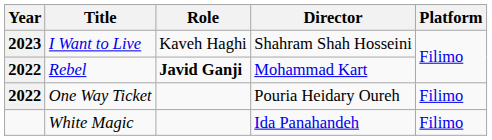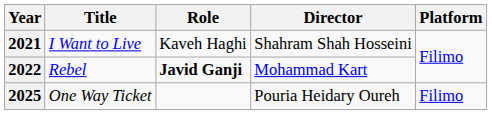(25, 43) 2023 -> (25, 43) 2021
(25, 95) 2022 -> (25, 95) 2025
- row: (91, 122)
